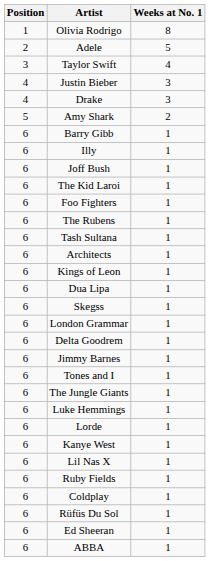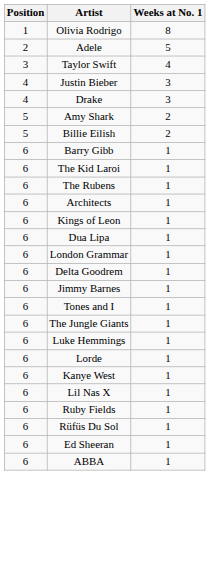+ row: (89, 133)
- row: (89, 151)
- row: (89, 168)
- row: (89, 202)
- row: (89, 237)
- row: (89, 306)
- row: (89, 496)
